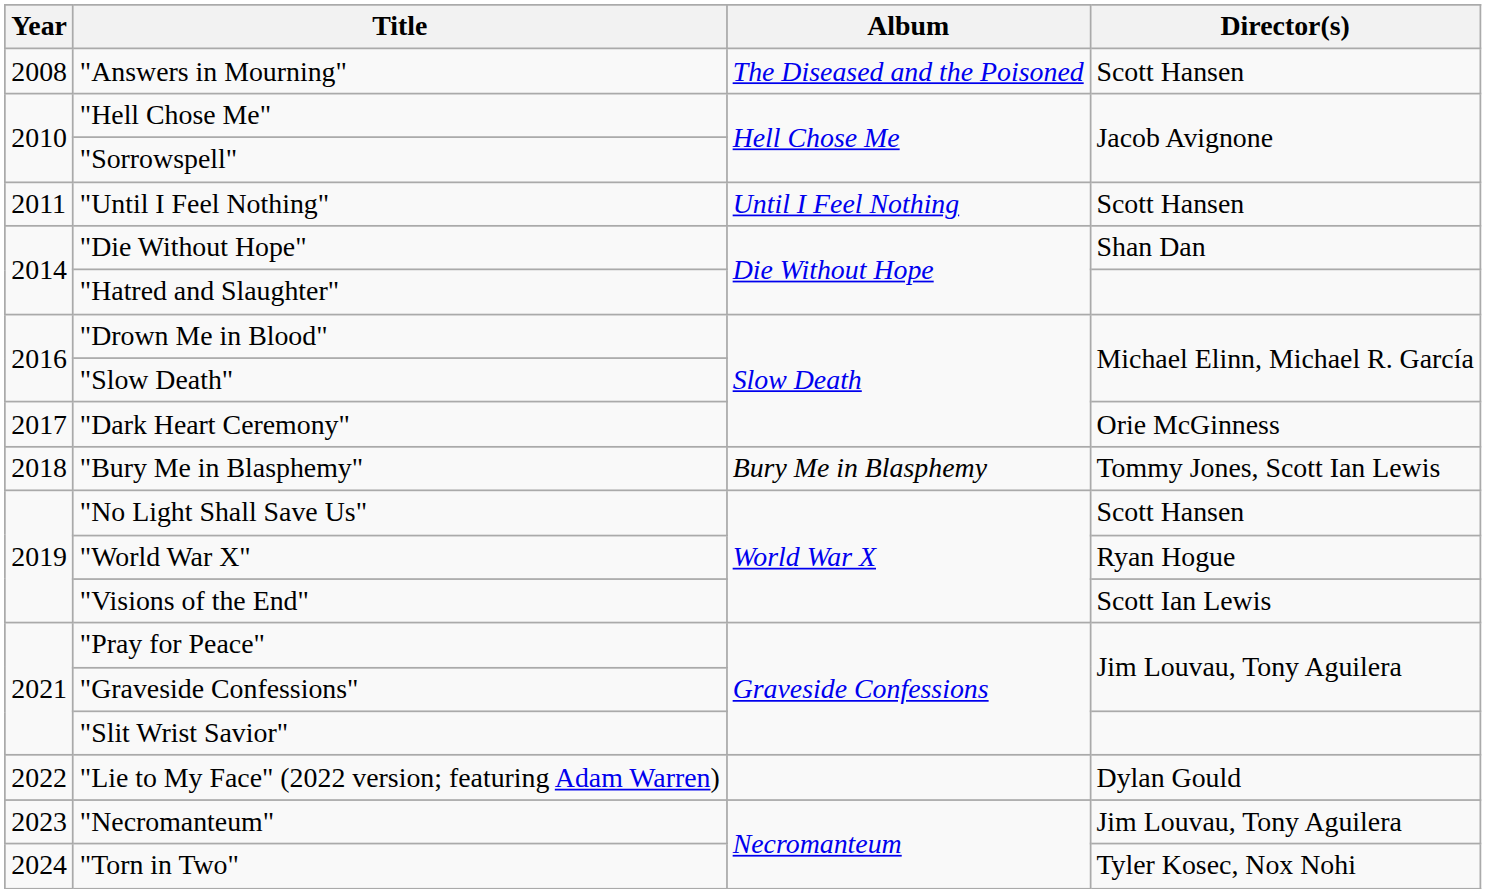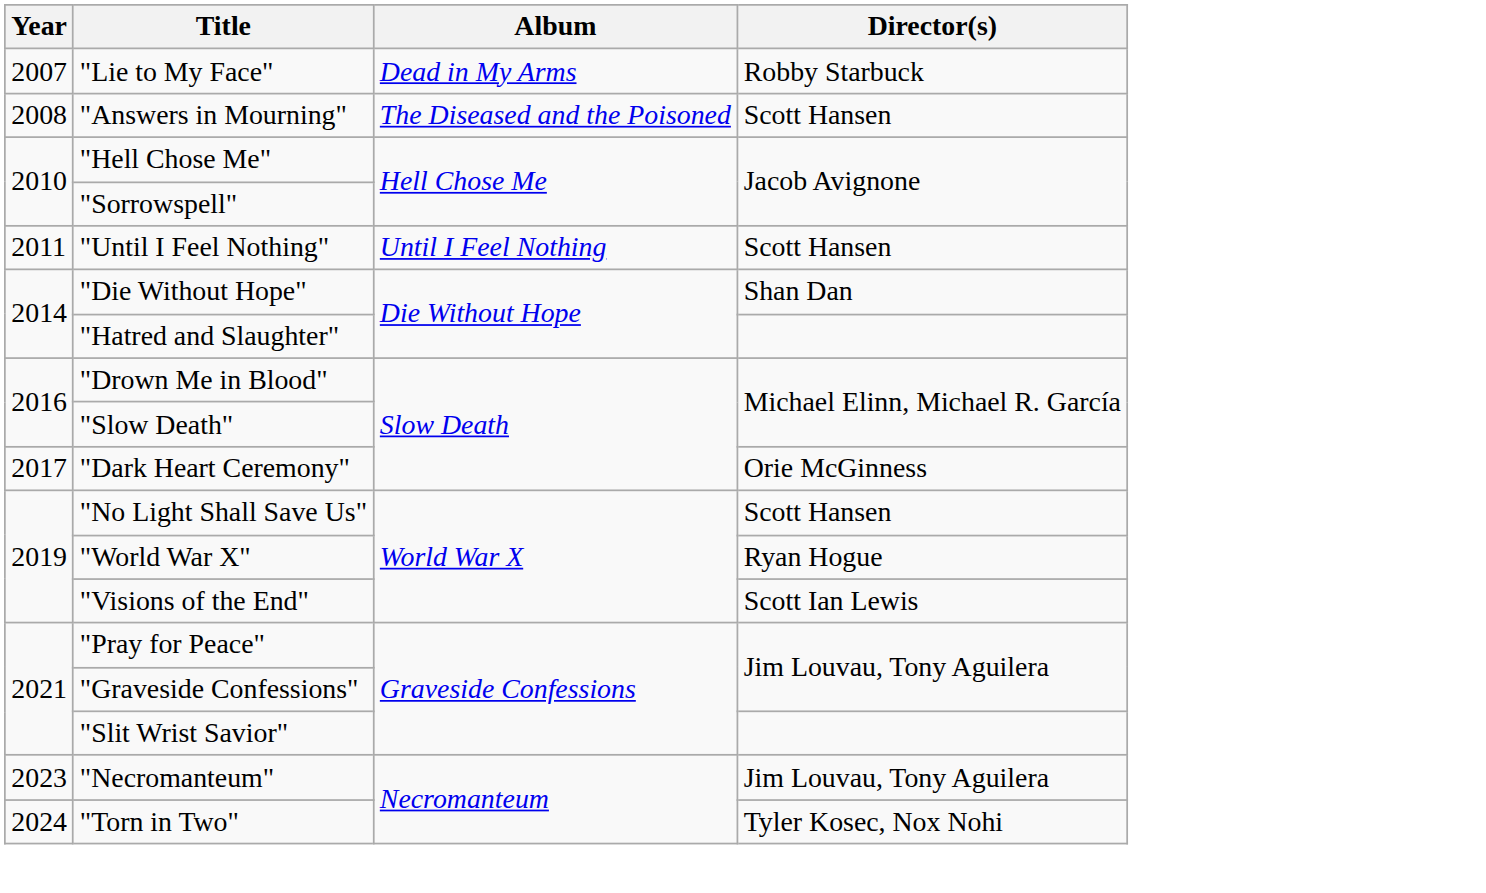+ row: (177, 70)
- row: (221, 468)
- row: (400, 777)
